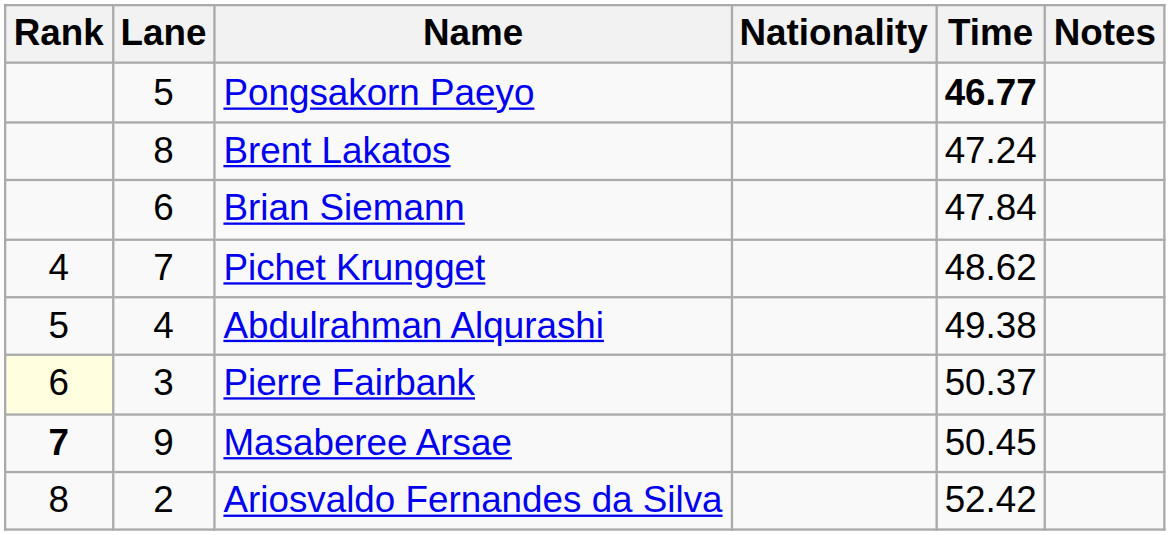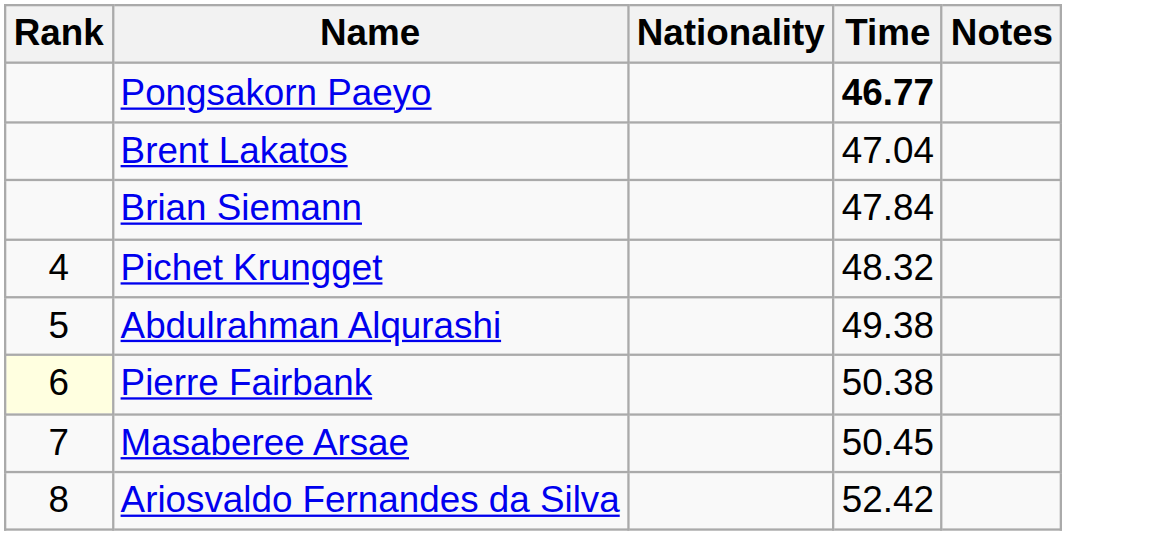- column: (164, 33)
(991, 150) 47.24 -> (888, 150) 47.04
(991, 267) 48.62 -> (888, 267) 48.32
(991, 383) 50.37 -> (888, 383) 50.38
(59, 442) bold -> (59, 442) normal
